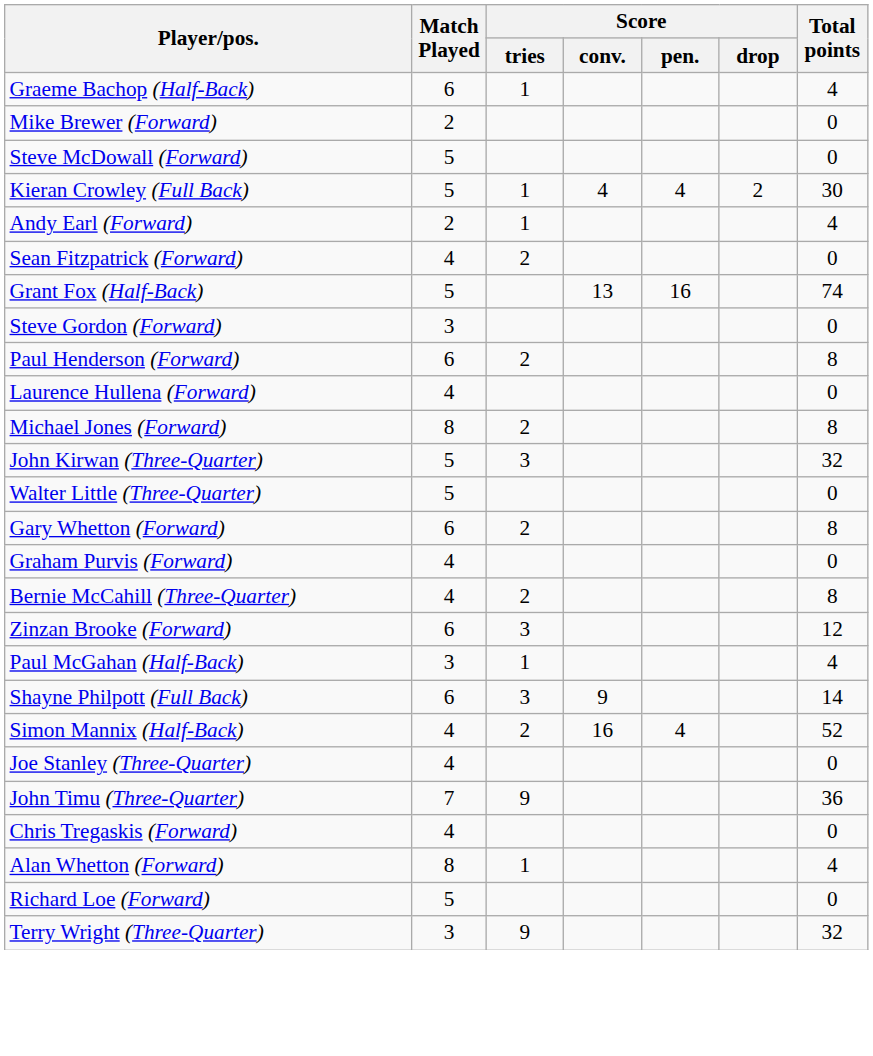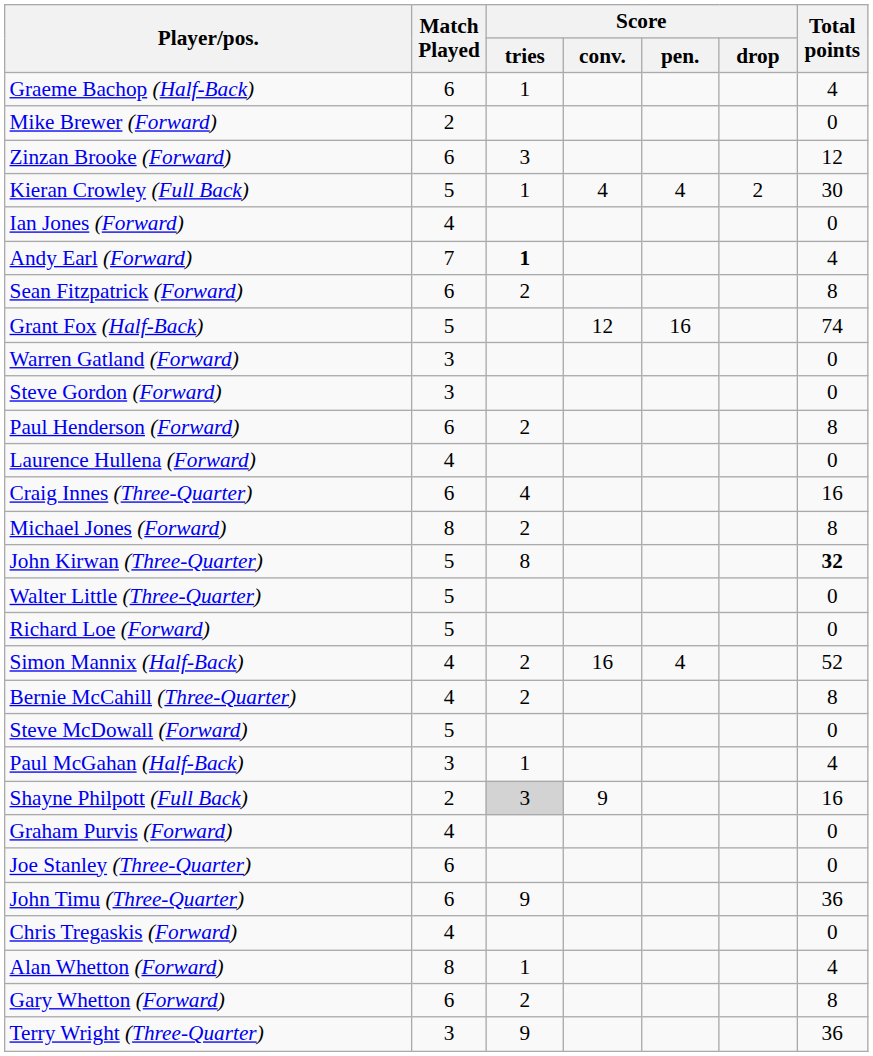rows swapped: (120, 628) <-> (129, 156)
+ row: (97, 223)
(449, 223) 2 -> (449, 257) 7
(525, 223) normal -> (525, 257) bold
(449, 257) 4 -> (449, 291) 6
(832, 257) 0 -> (832, 291) 8
(602, 291) 13 -> (602, 325) 12
+ row: (124, 358)
+ row: (131, 493)
(525, 460) 3 -> (525, 561) 8
(832, 460) normal -> (832, 561) bold
rows swapped: (110, 898) <-> (117, 527)
rows swapped: (127, 730) <-> (121, 561)
(449, 696) 6 -> (449, 797) 2
(525, 696) no background -> (525, 797) lightgrey background
(832, 696) 14 -> (832, 797) 16
(449, 763) 4 -> (449, 865) 6
(449, 797) 7 -> (449, 898) 6
(832, 932) 32 -> (832, 1033) 36
